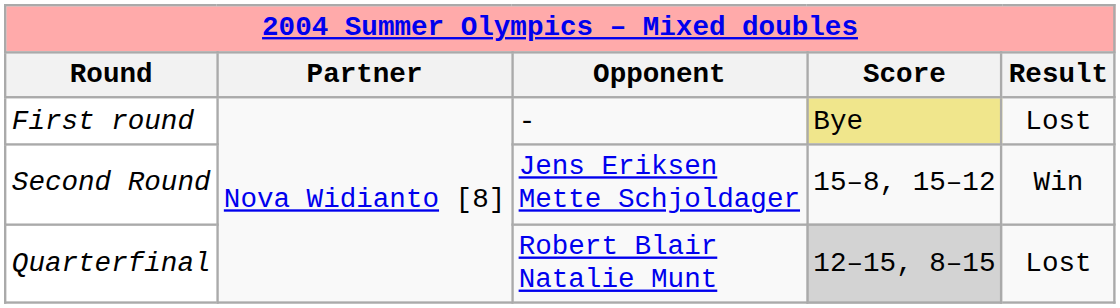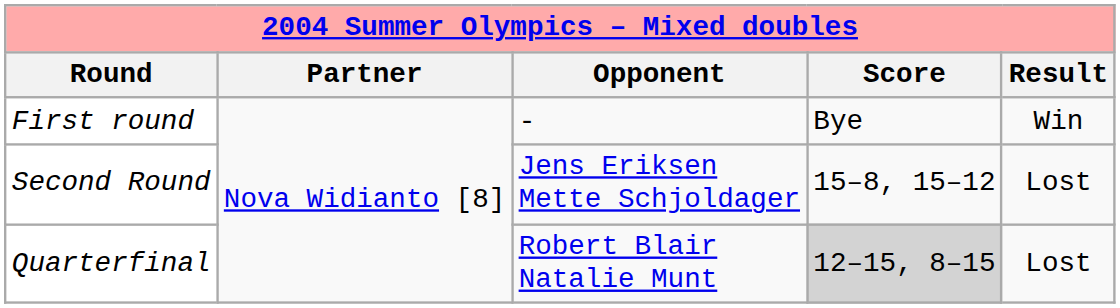(838, 121) khaki background -> (838, 121) no background
(1058, 121) Lost -> (1058, 121) Win
(1058, 184) Win -> (1058, 184) Lost
